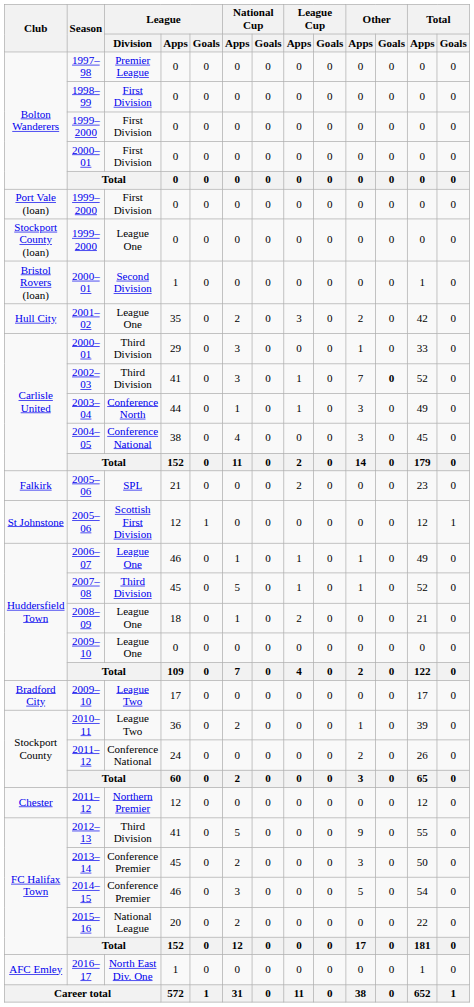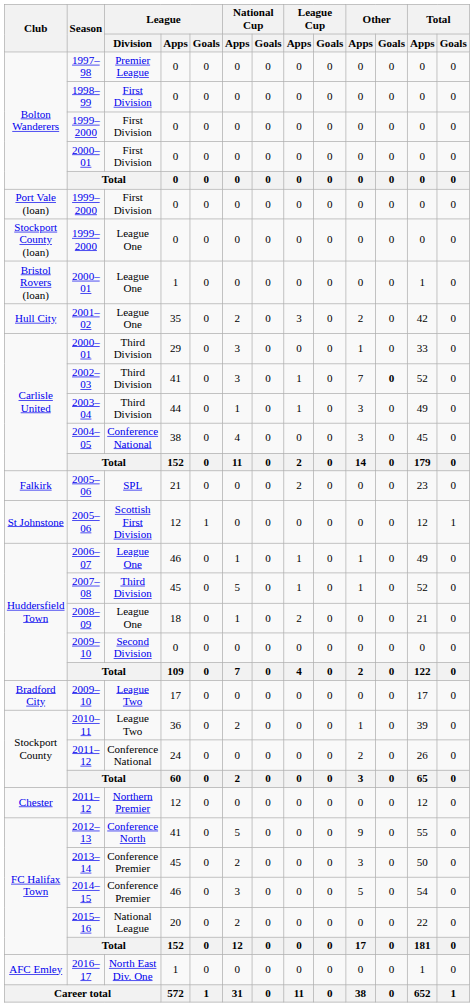(133, 282) Second Division -> (133, 282) League One
(133, 408) Conference North -> (133, 408) Third Division
(133, 647) League One -> (133, 647) Second Division
(133, 832) Third Division -> (133, 832) Conference North
